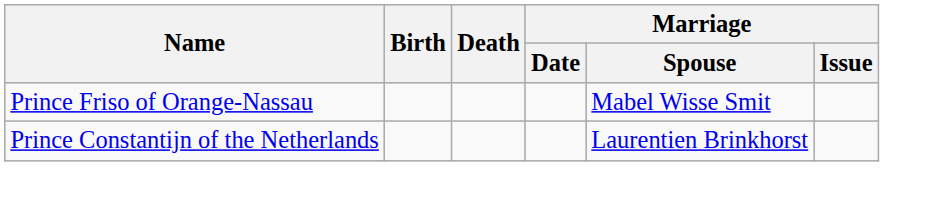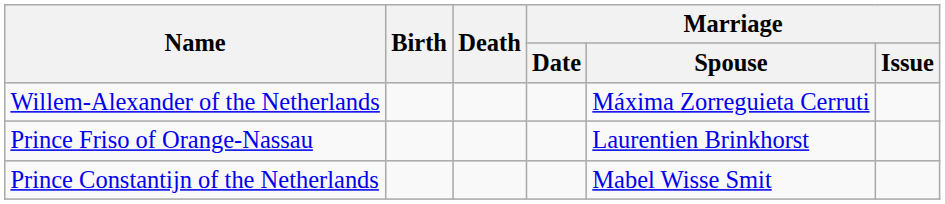+ row: (195, 101)
(681, 101) Mabel Wisse Smit -> (701, 140) Laurentien Brinkhorst
(700, 140) Laurentien Brinkhorst -> (682, 179) Mabel Wisse Smit
